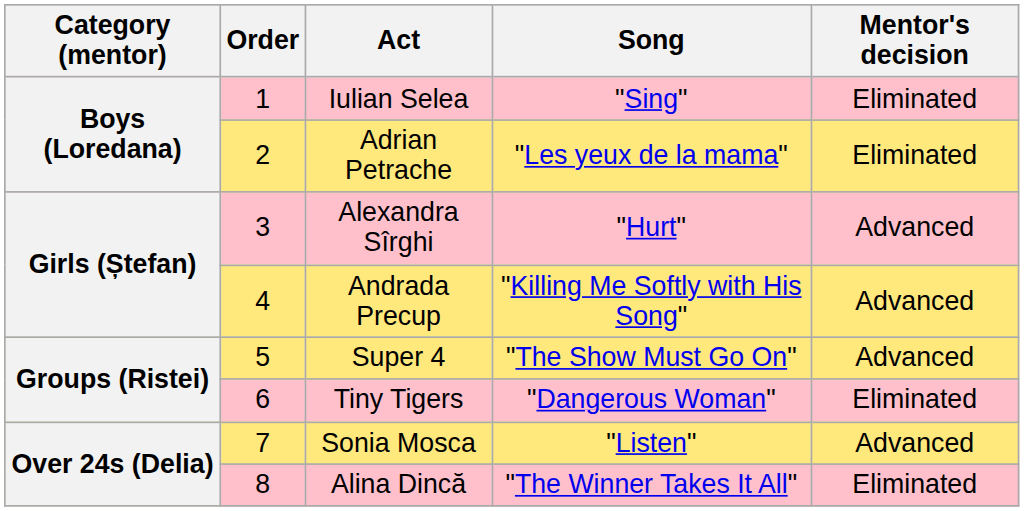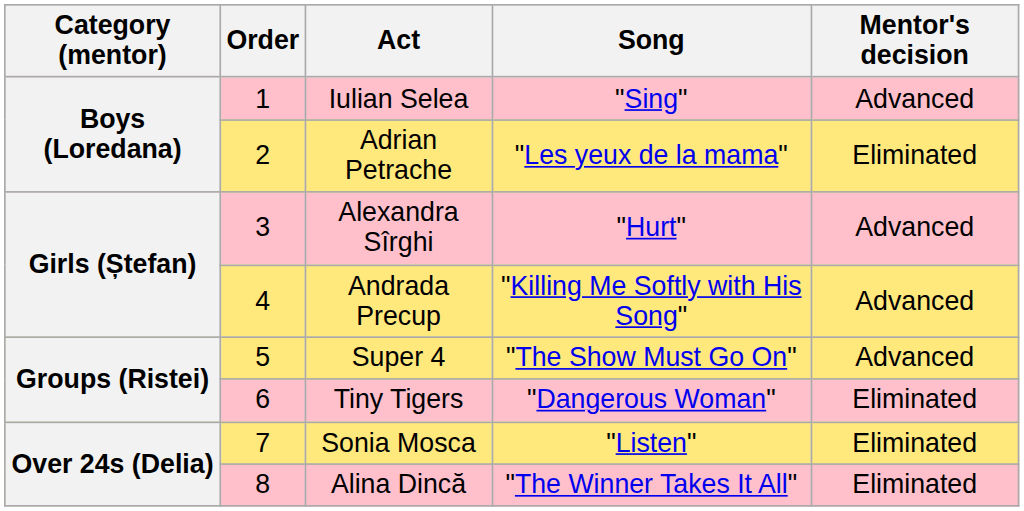(915, 98) Eliminated -> (915, 98) Advanced
(915, 442) Advanced -> (915, 442) Eliminated
